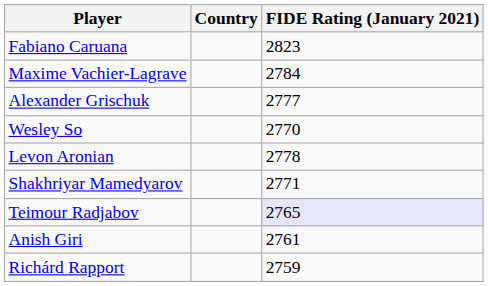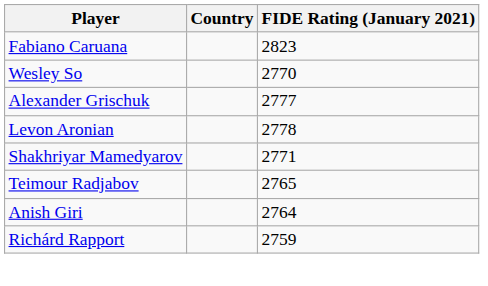- row: (98, 73)
rows swapped: (45, 128) <-> (79, 101)
(283, 211) lavender background -> (279, 184) no background
(283, 239) 2761 -> (279, 211) 2764
